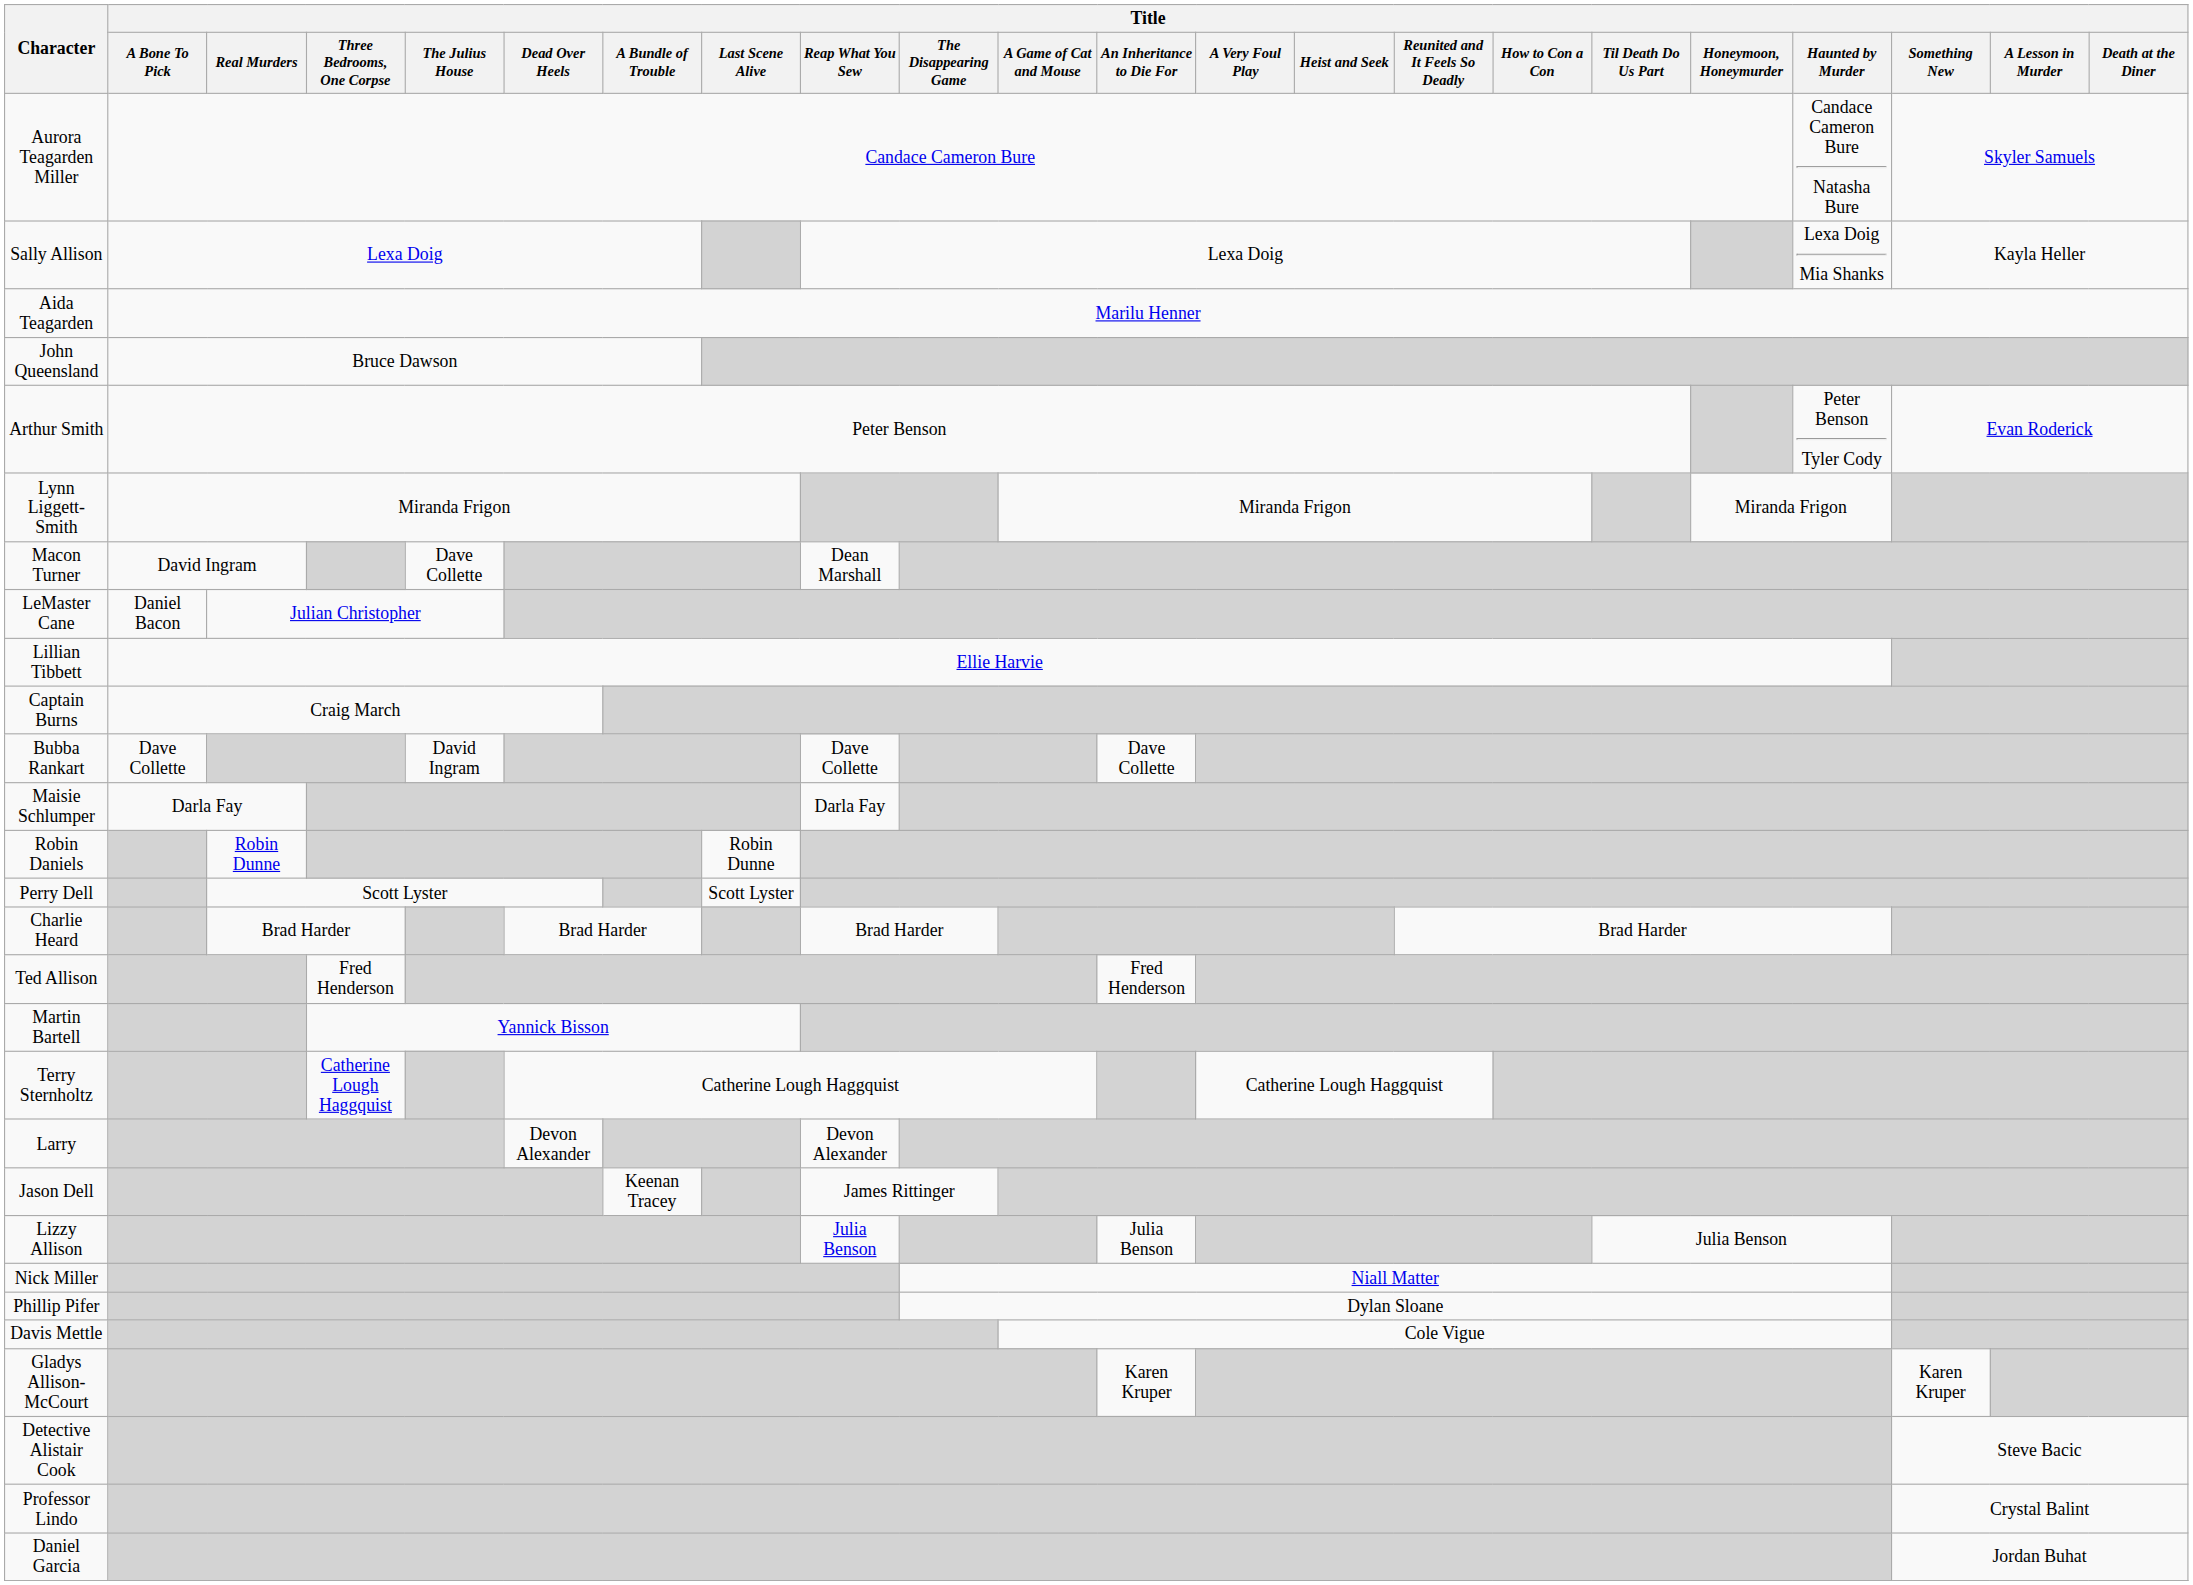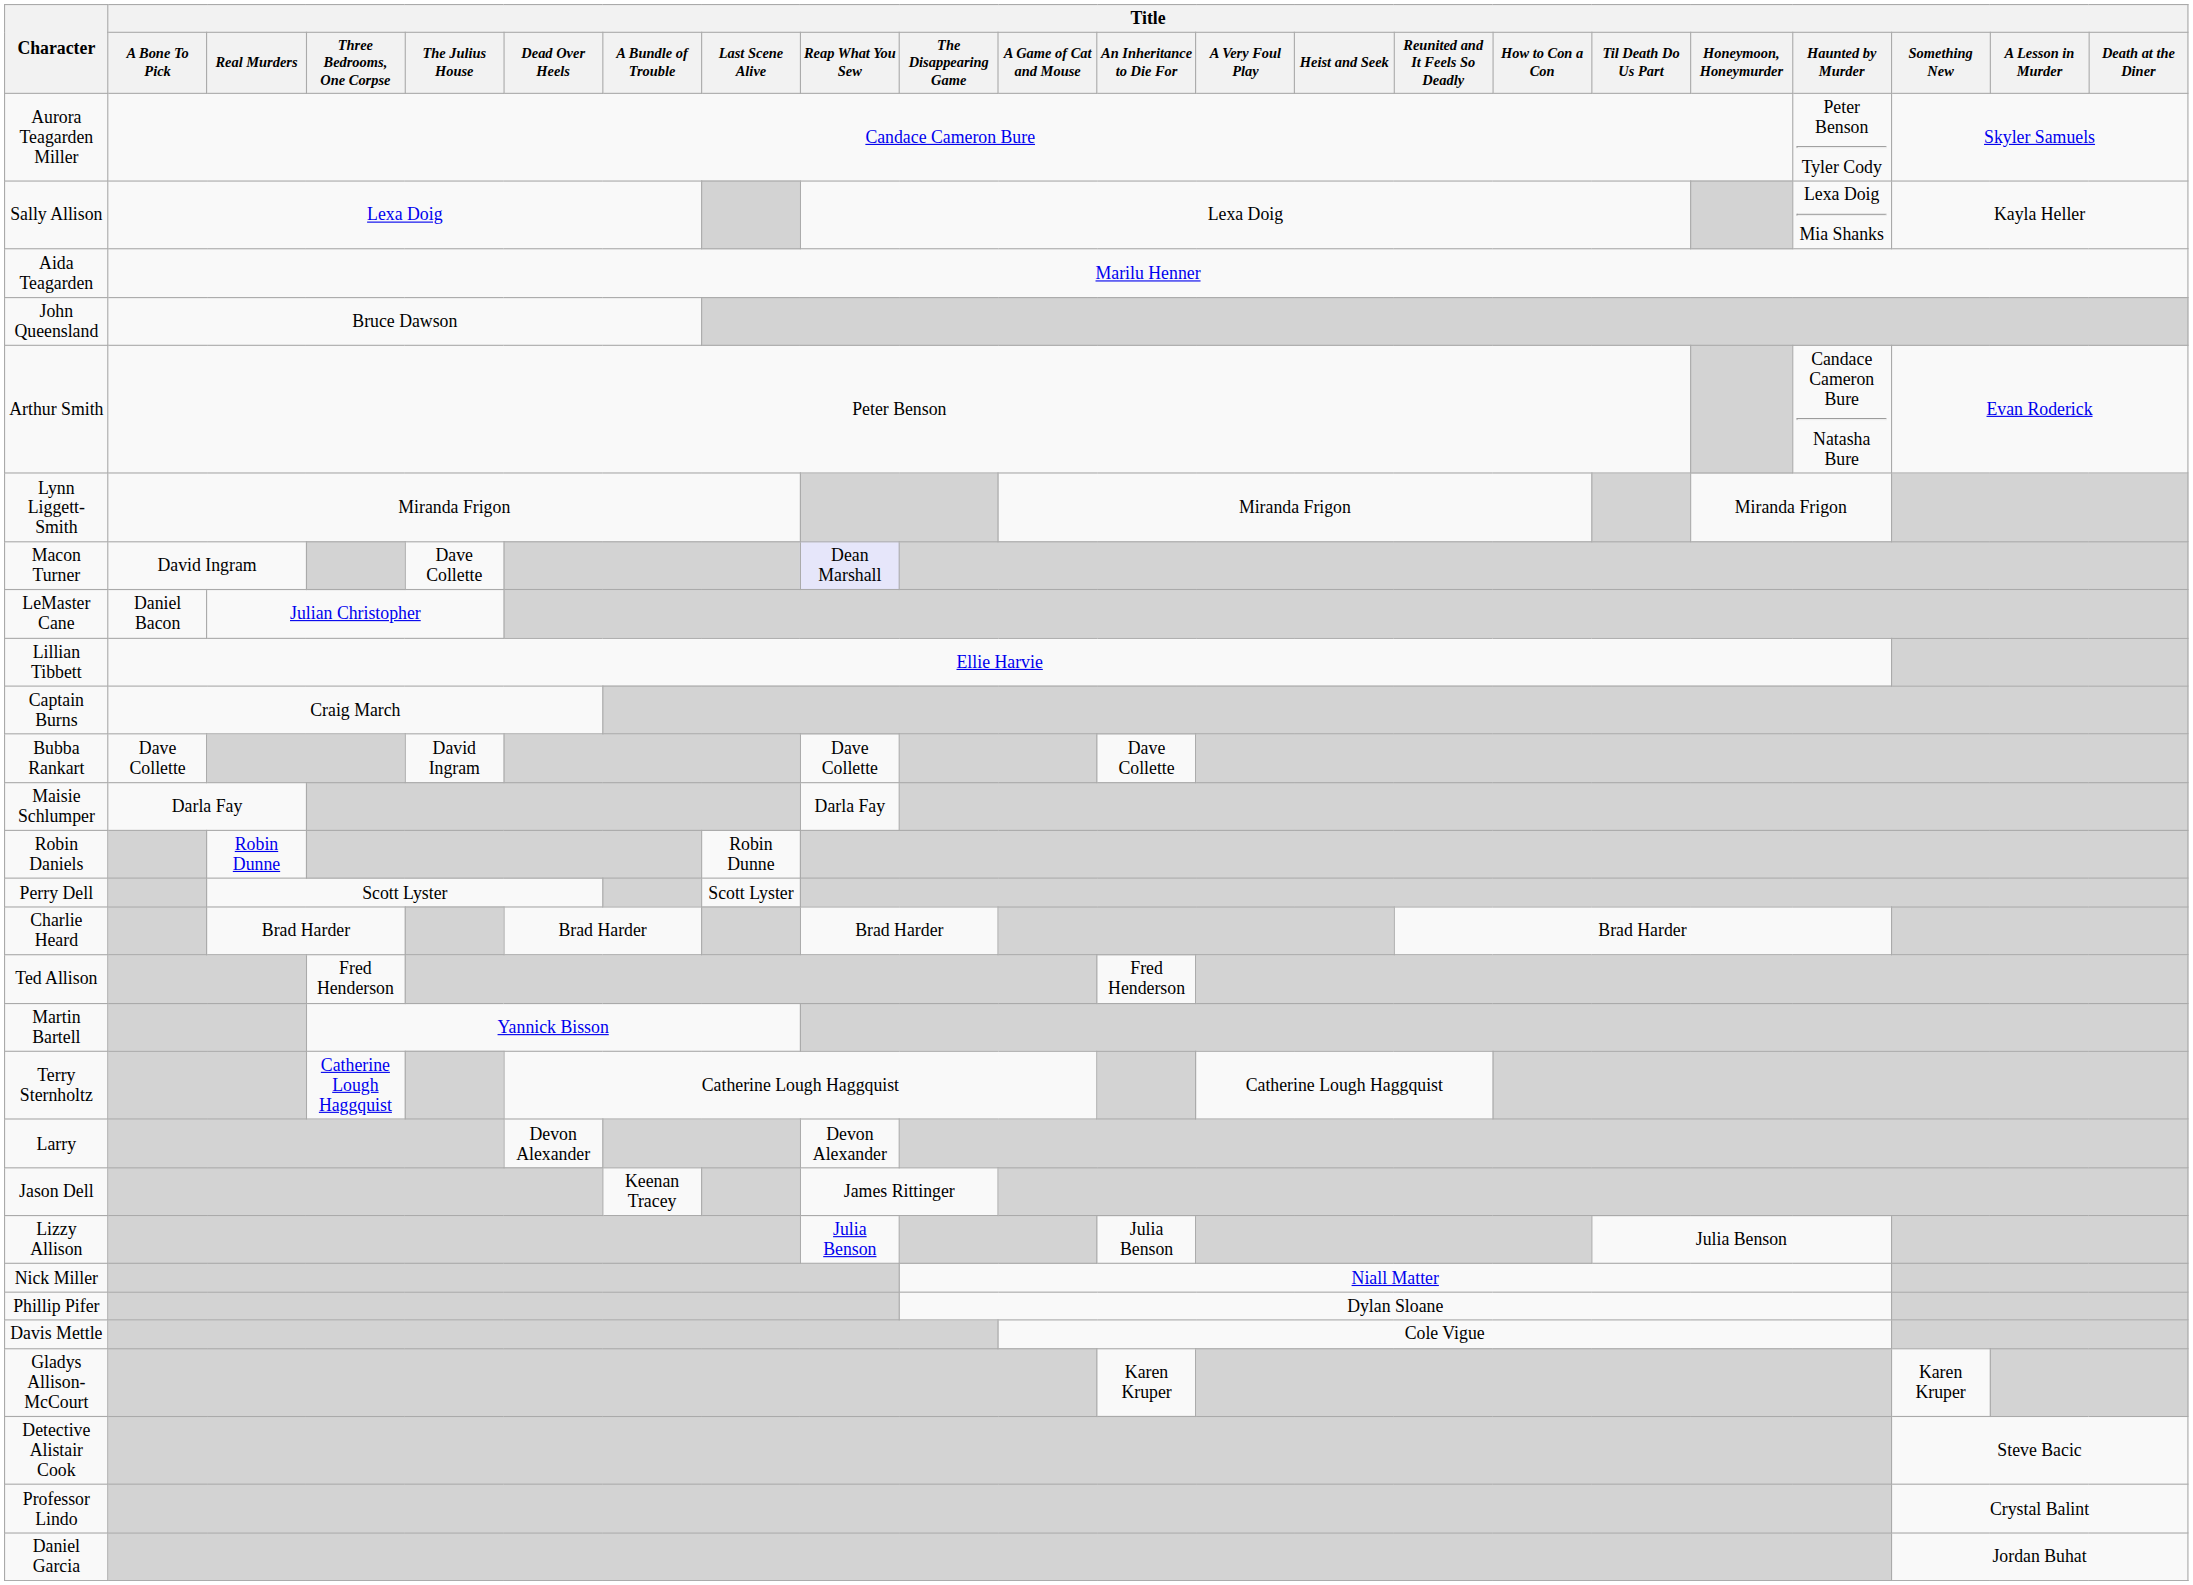(1842, 156) Candace Cameron Bure Natasha Bure -> (1842, 136) Peter Benson Tyler Cody
(1842, 429) Peter Benson Tyler Cody -> (1842, 409) Candace Cameron Bure Natasha Bure
(850, 565) no background -> (850, 565) lavender background
